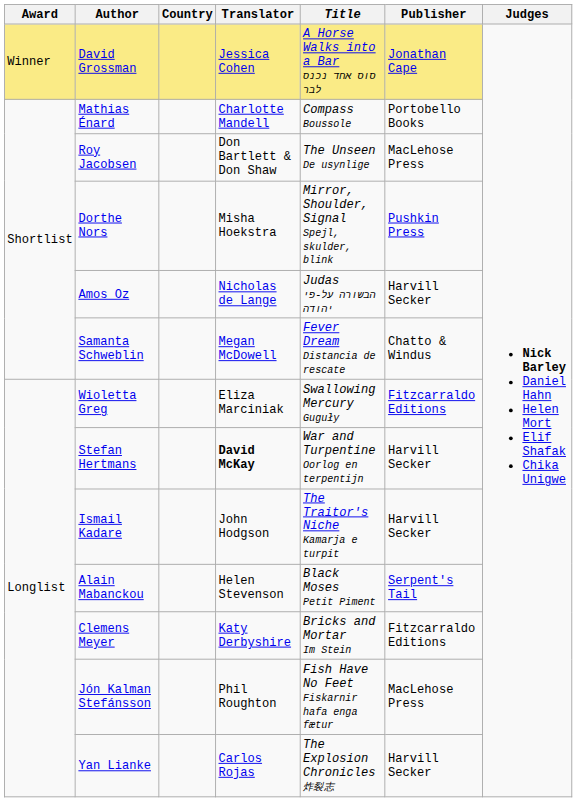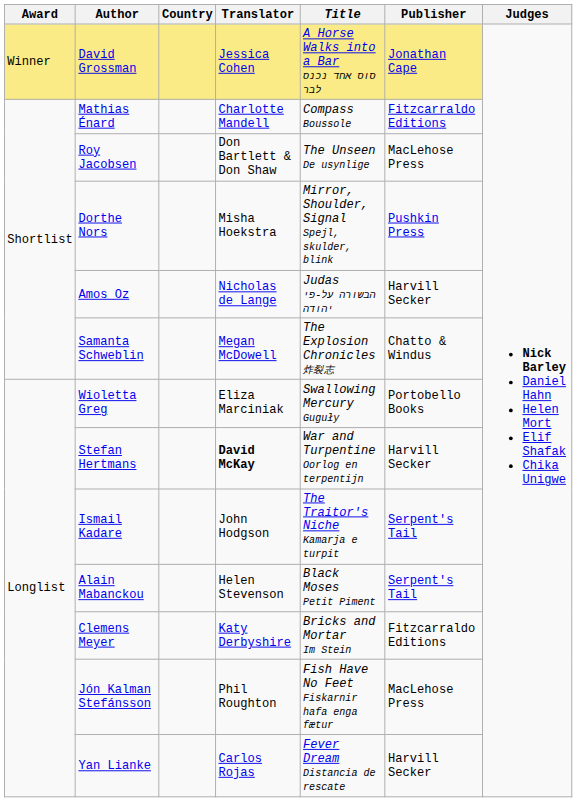(424, 117) Portobello Books -> (432, 117) Fitzcarraldo Editions
(339, 348) Fever Dream Distancia de rescate -> (339, 348) The Explosion Chronicles 炸裂志
(432, 403) Fitzcarraldo Editions -> (424, 403) Portobello Books
(413, 526) Harvill Secker -> (421, 526) Serpent's Tail
(339, 765) The Explosion Chronicles 炸裂志 -> (339, 765) Fever Dream Distancia de rescate
